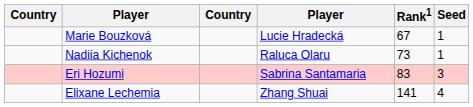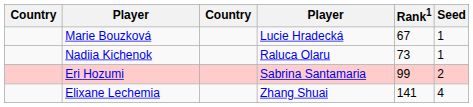(403, 74) 83 -> (403, 74) 99
(441, 74) 3 -> (441, 74) 2
